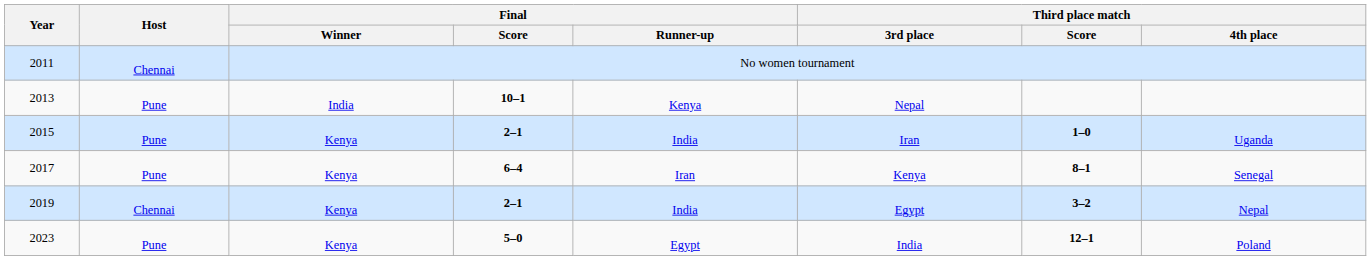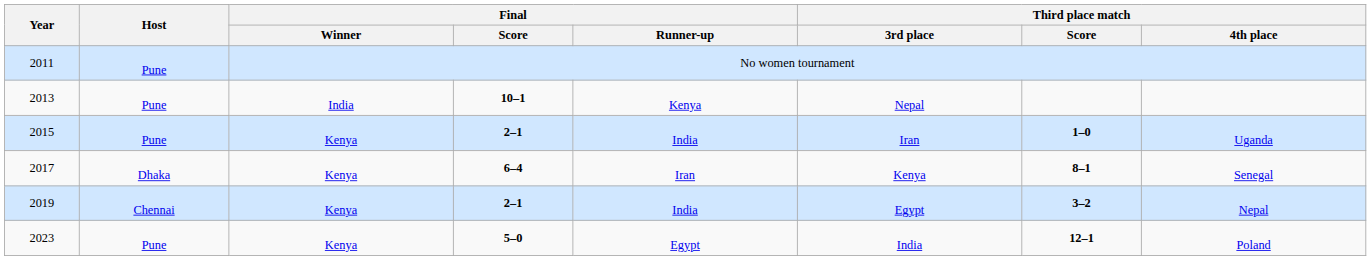(154, 70) Chennai -> (154, 70) Pune
(154, 175) Pune -> (154, 175) Dhaka
